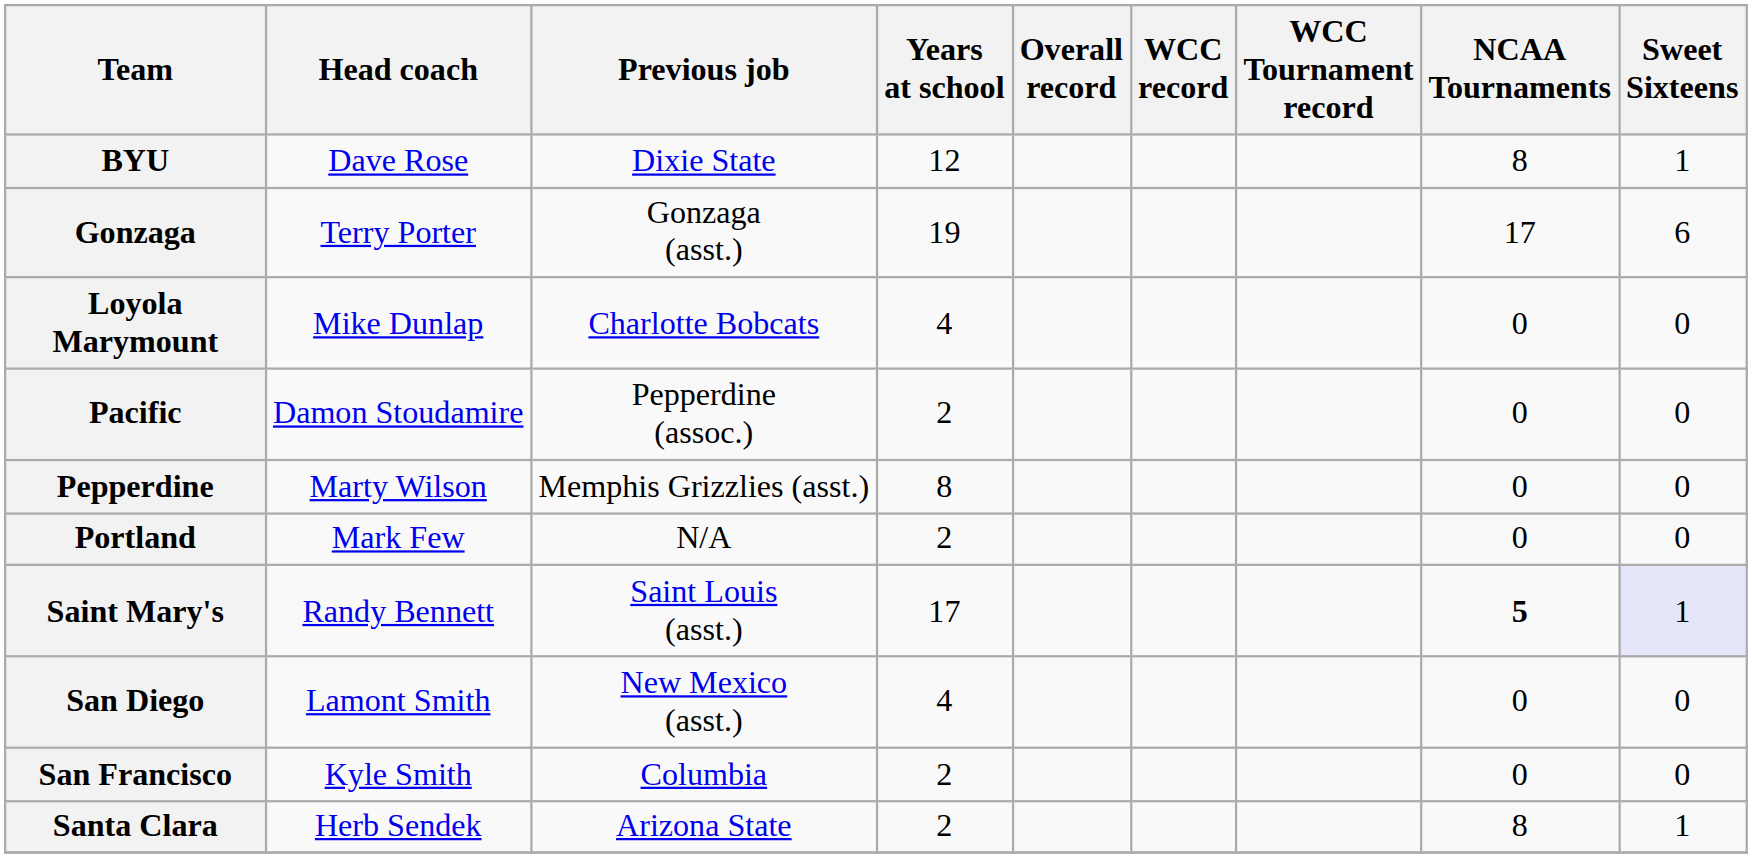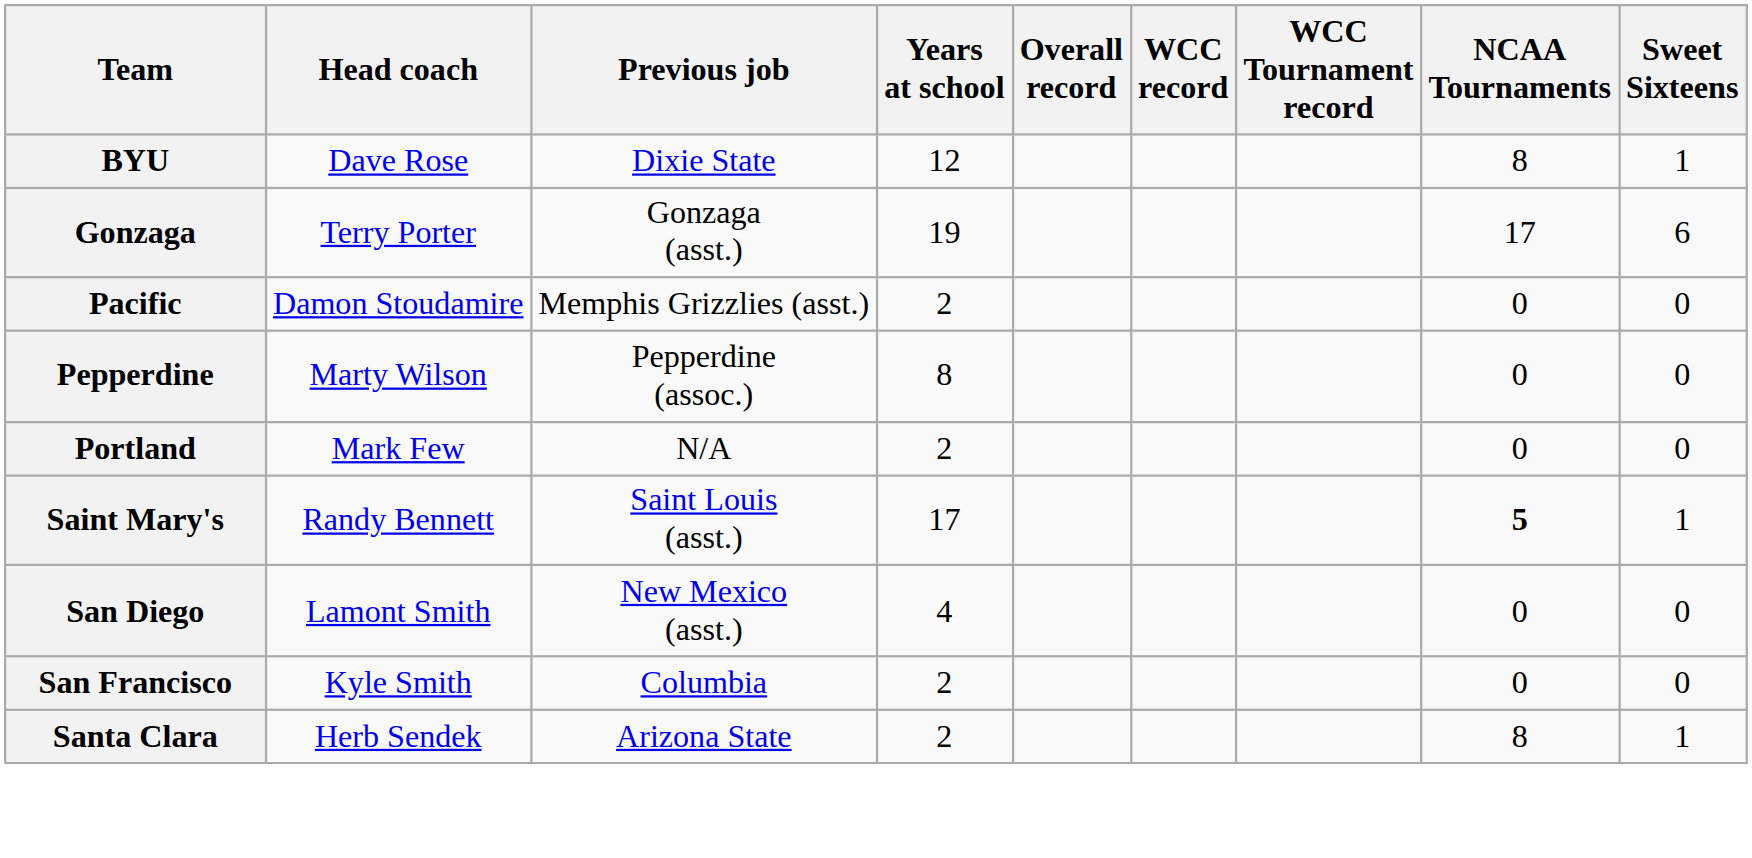- row: (135, 322)
(704, 413) Pepperdine (assoc.) -> (704, 303) Memphis Grizzlies (asst.)
(704, 485) Memphis Grizzlies (asst.) -> (704, 375) Pepperdine (assoc.)
(1682, 610) lavender background -> (1682, 519) no background
